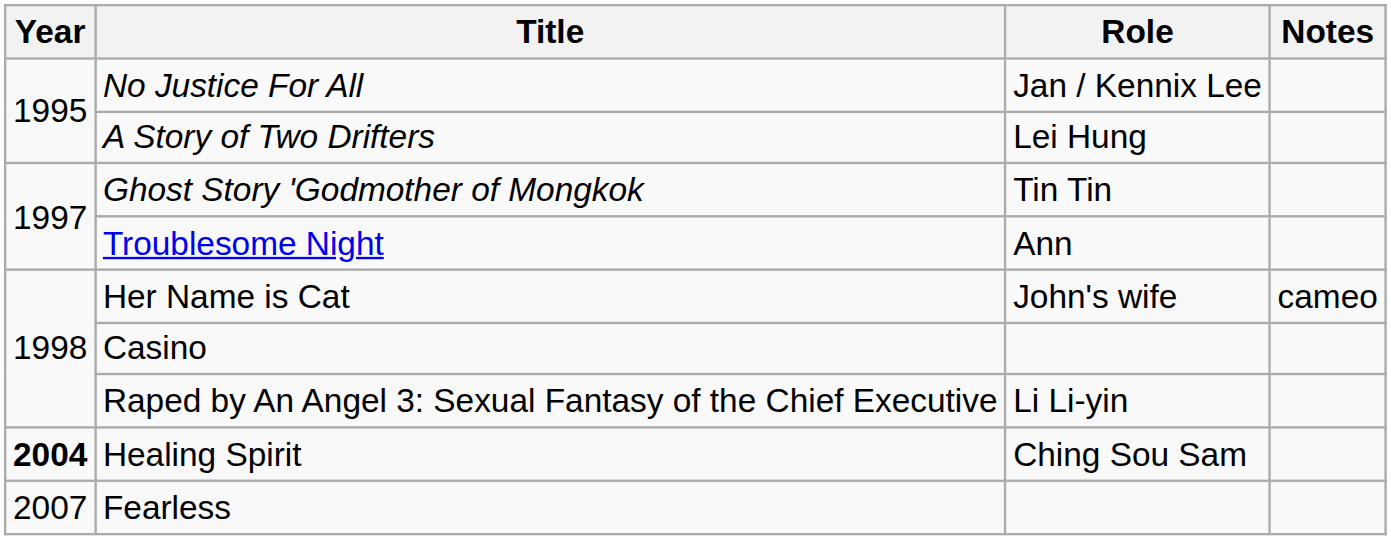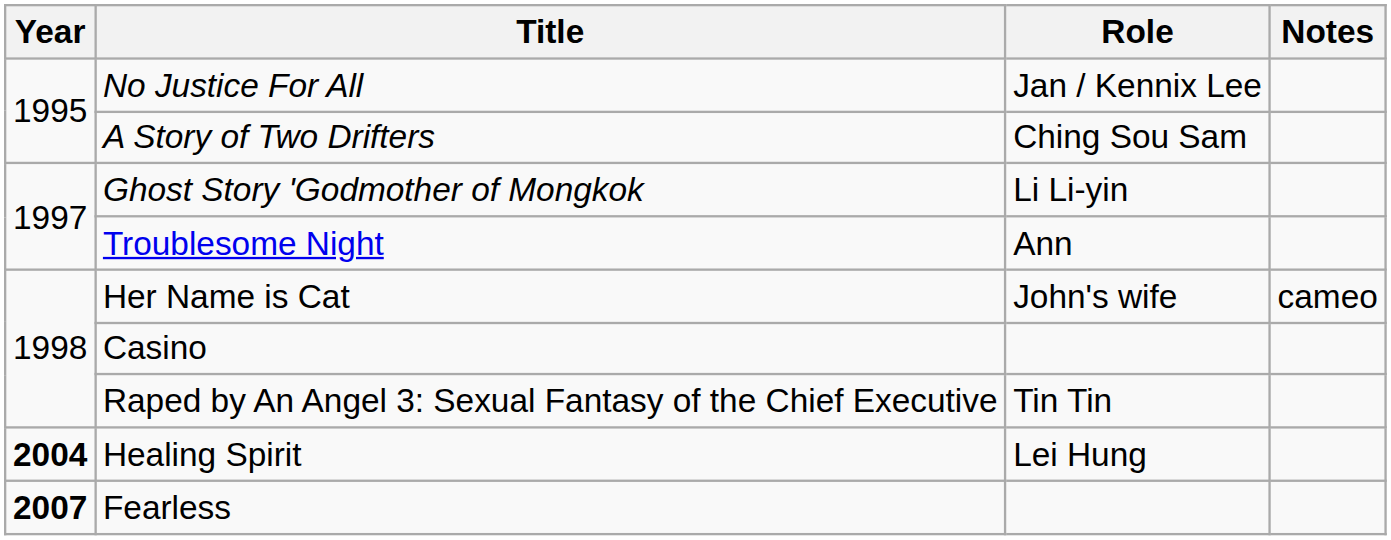(1080, 138) Lei Hung -> (1130, 138) Ching Sou Sam
(1063, 190) Tin Tin -> (1071, 190) Li Li-yin
(1071, 401) Li Li-yin -> (1063, 401) Tin Tin
(1130, 454) Ching Sou Sam -> (1080, 454) Lei Hung
(50, 507) normal -> (50, 507) bold
